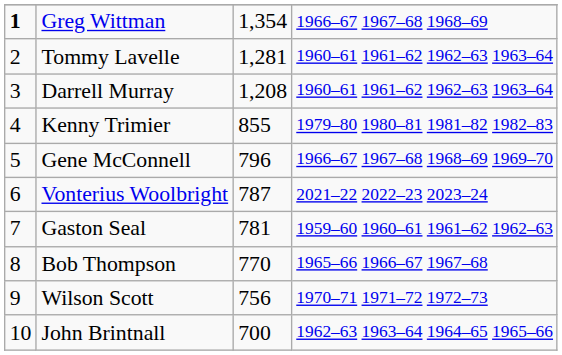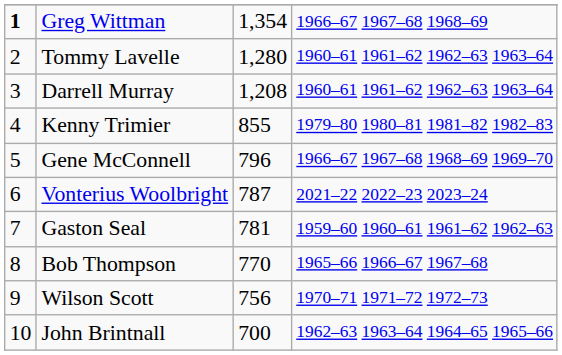(263, 56) 1,281 -> (263, 56) 1,280
